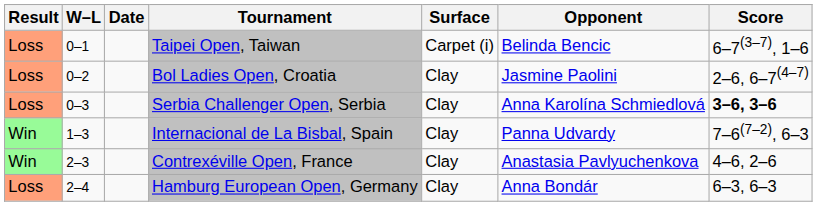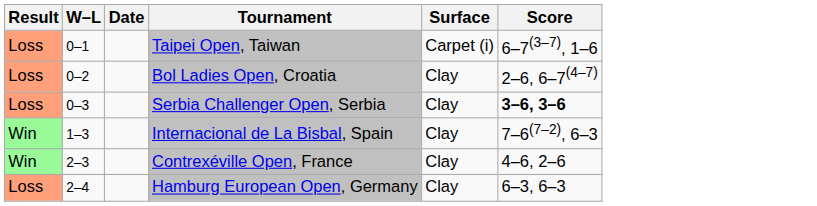- column: (603, 17)
